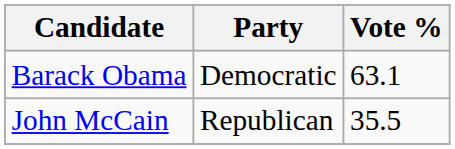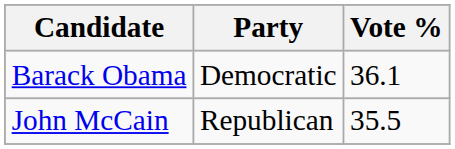(376, 74) 63.1 -> (376, 74) 36.1
